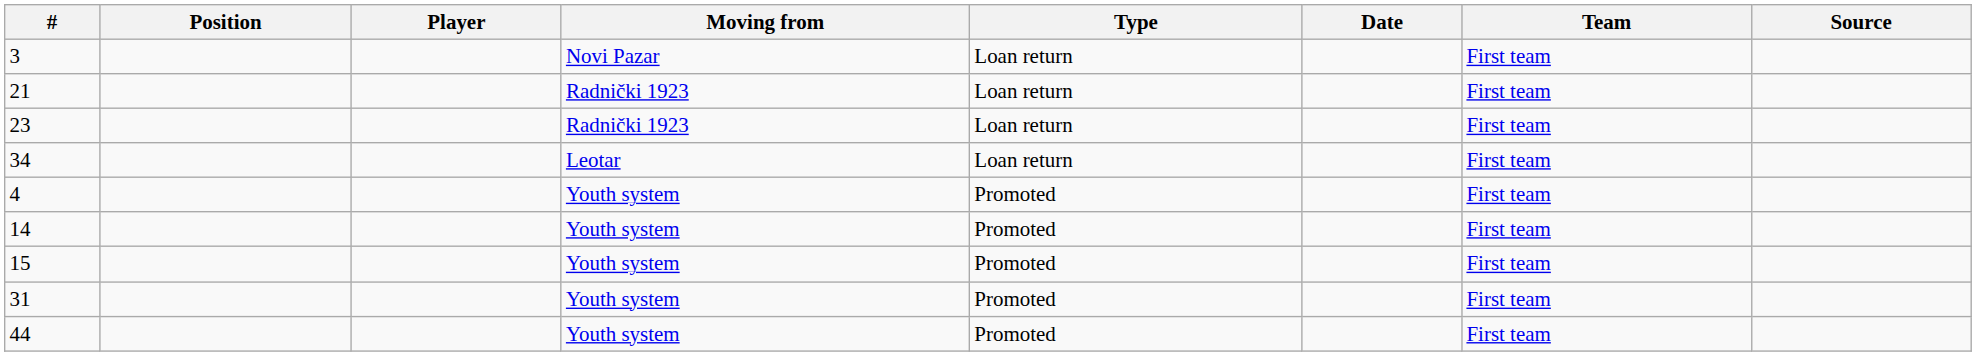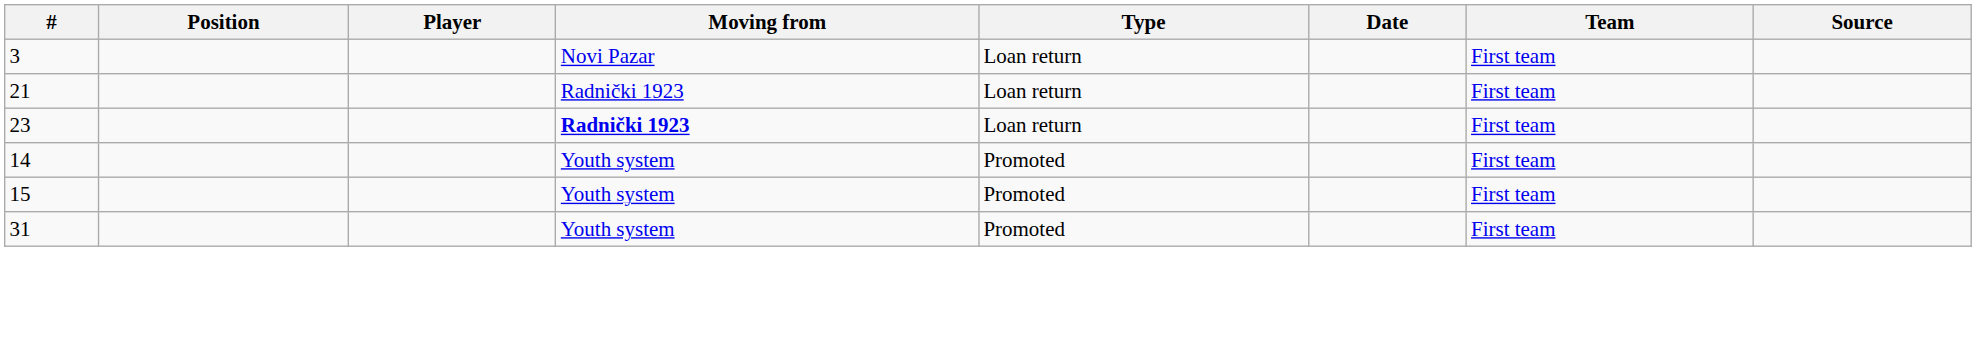(627, 125) normal -> (625, 125) bold
- row: (20, 160)
- row: (15, 194)
- row: (20, 333)
